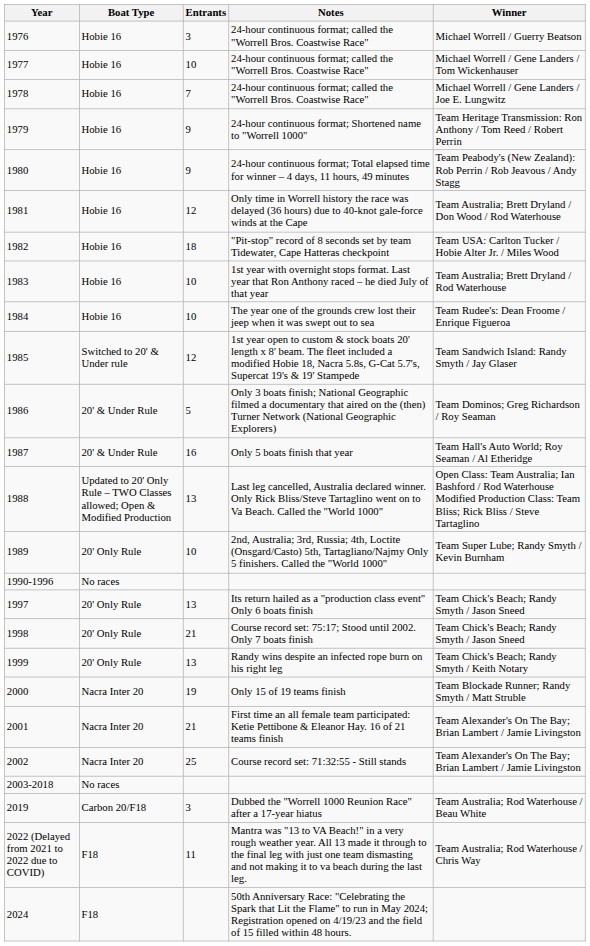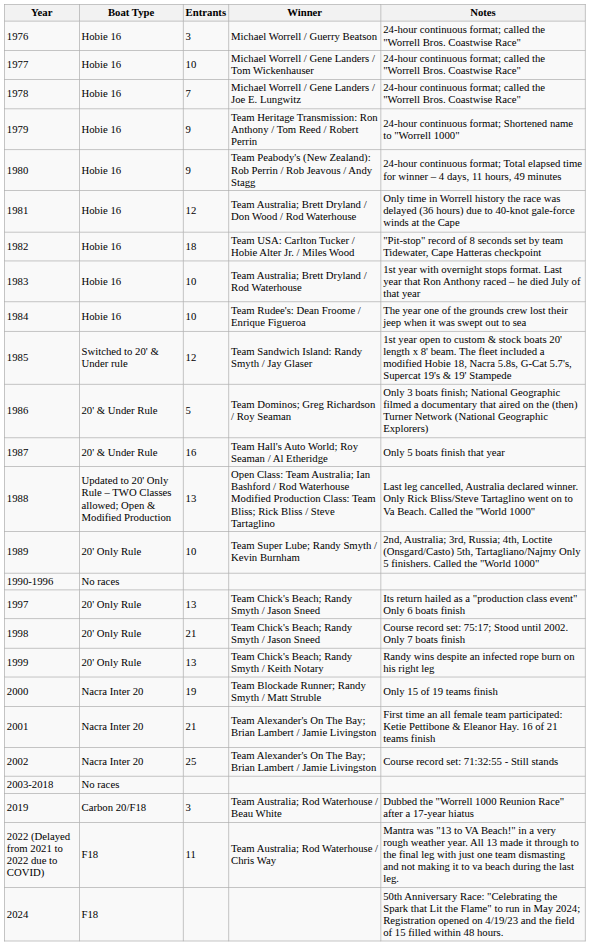columns swapped: (509, 13) <-> (331, 13)
